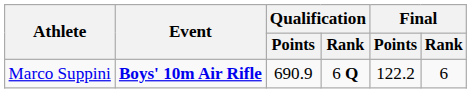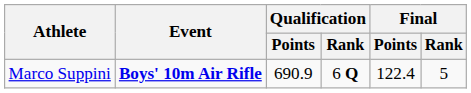(395, 74) 122.2 -> (395, 74) 122.4
(444, 74) 6 -> (444, 74) 5
